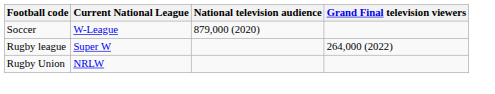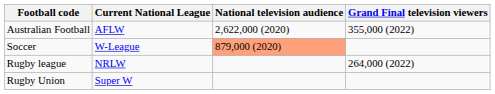+ row: (48, 30)
(227, 30) no background -> (248, 47) lightsalmon background
(92, 47) Super W -> (110, 64) NRLW
(89, 64) NRLW -> (114, 81) Super W
